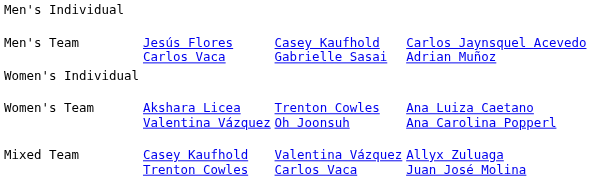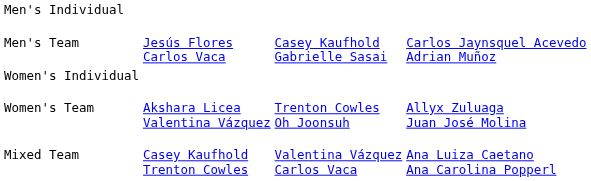(481, 115) Ana Luiza Caetano Ana Carolina Popperl -> (466, 115) Allyx Zuluaga Juan José Molina
(466, 162) Allyx Zuluaga Juan José Molina -> (481, 162) Ana Luiza Caetano Ana Carolina Popperl
